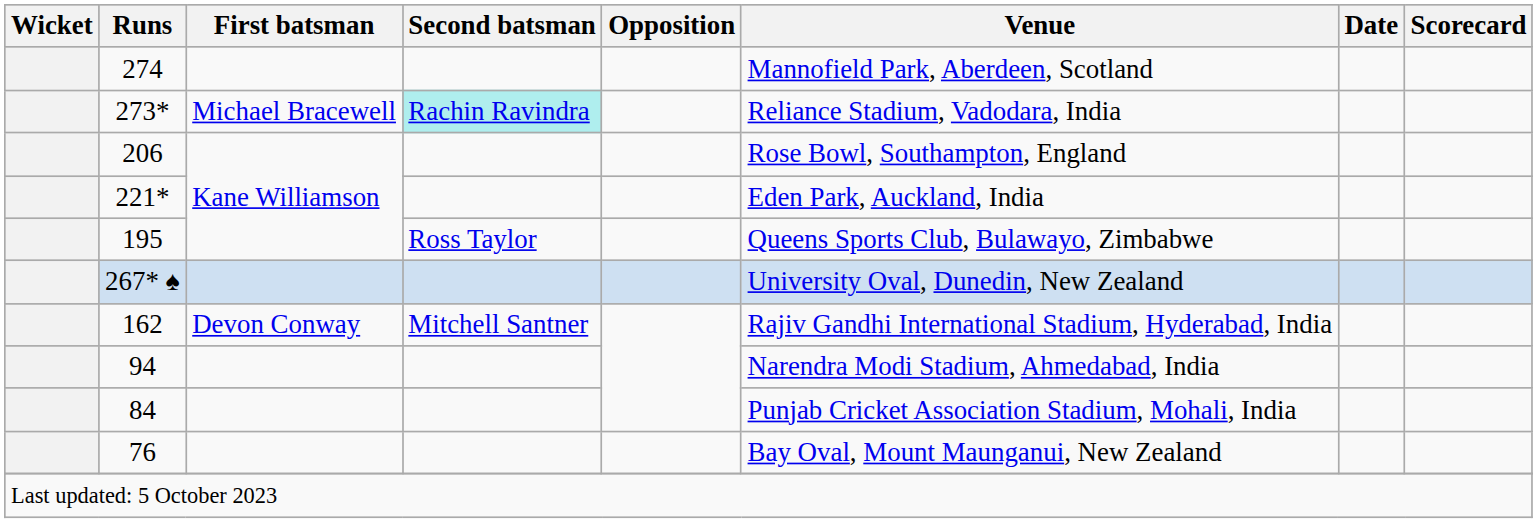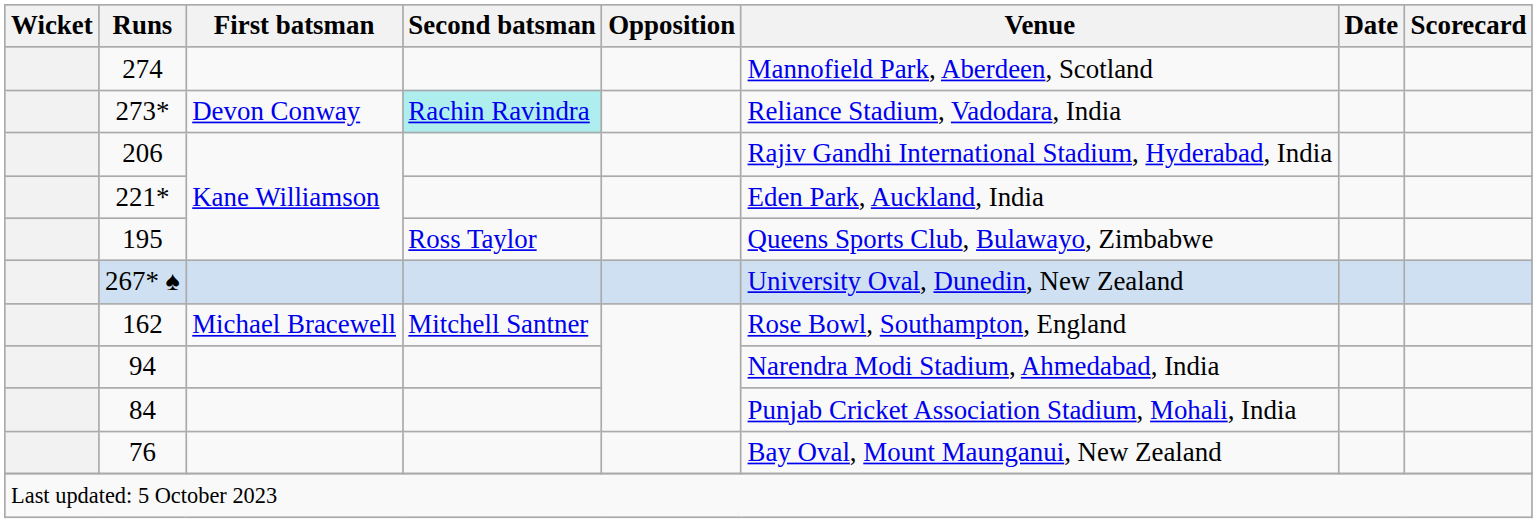(294, 111) Michael Bracewell -> (276, 111) Devon Conway
(937, 153) Rose Bowl, Southampton, England -> (1040, 153) Rajiv Gandhi International Stadium, Hyderabad, India
(276, 324) Devon Conway -> (294, 324) Michael Bracewell
(1040, 324) Rajiv Gandhi International Stadium, Hyderabad, India -> (937, 324) Rose Bowl, Southampton, England
